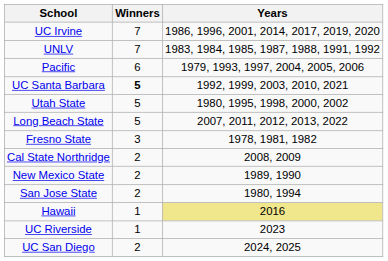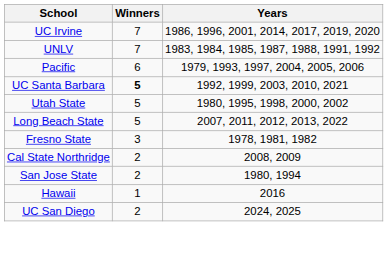- row: (58, 175)
(272, 211) khaki background -> (272, 193) no background
- row: (58, 229)
